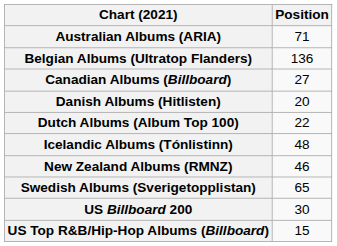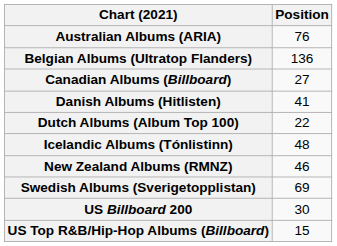(302, 36) 71 -> (302, 36) 76
(302, 101) 20 -> (302, 101) 41
(302, 187) 65 -> (302, 187) 69
